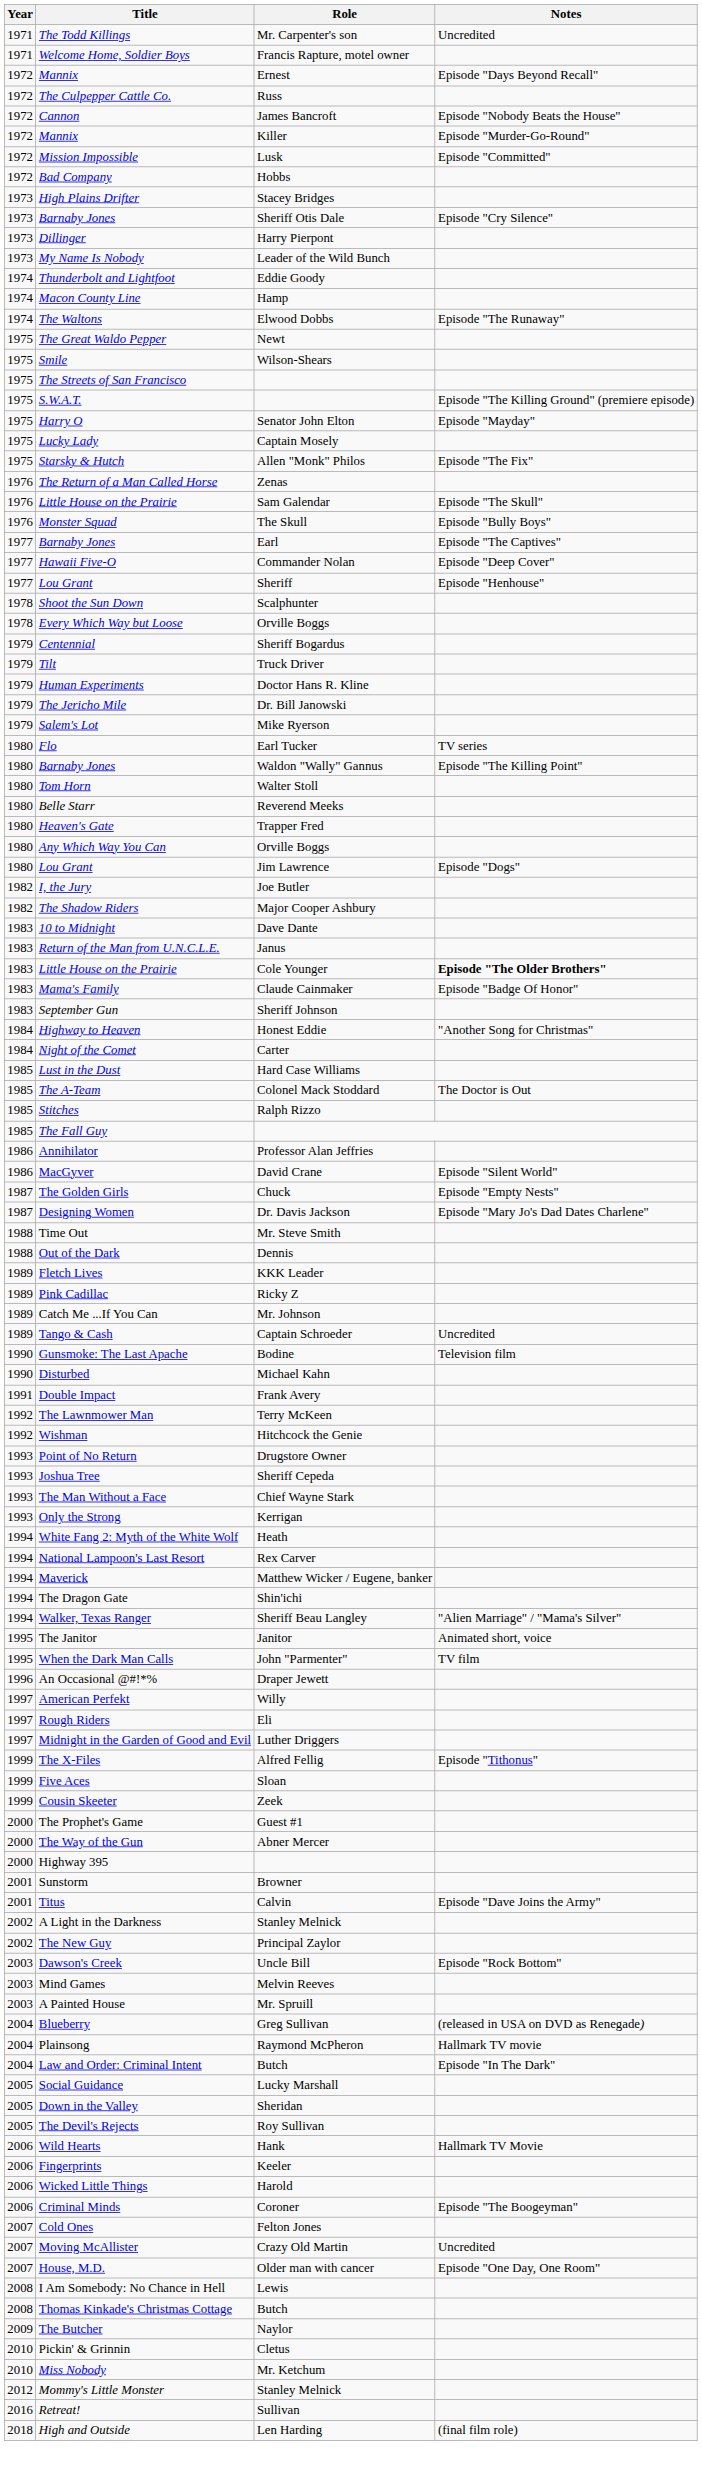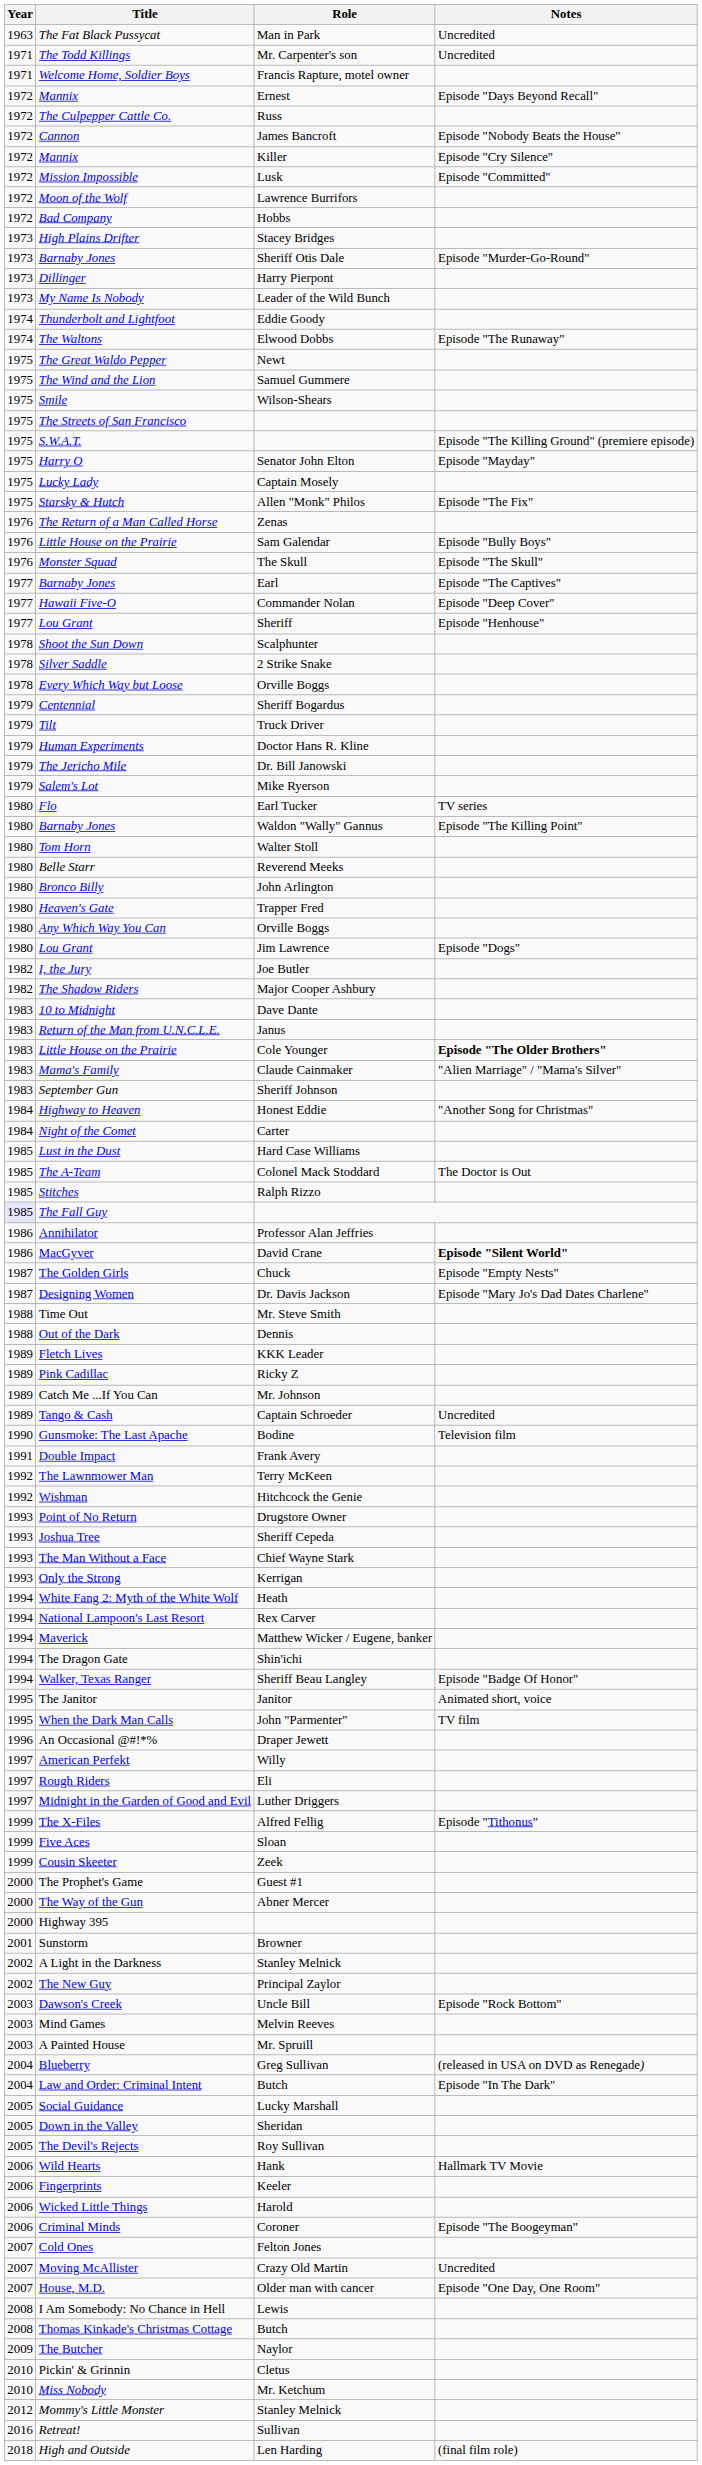+ row: (99, 34)
(514, 136) Episode "Murder-Go-Round" -> (496, 156) Episode "Cry Silence"
+ row: (83, 197)
(496, 217) Episode "Cry Silence" -> (514, 258) Episode "Murder-Go-Round"
- row: (90, 298)
+ row: (97, 380)
(491, 501) Episode "The Skull" -> (495, 542) Episode "Bully Boys"
(495, 522) Episode "Bully Boys" -> (491, 562) Episode "The Skull"
+ row: (73, 664)
+ row: (71, 887)
(508, 989) Episode "Badge Of Honor" -> (530, 1070) "Alien Marriage" / "Mama's Silver"
(20, 1131) no background -> (20, 1212) lavender background
(498, 1171) normal -> (503, 1252) bold
- row: (64, 1374)
(530, 1618) "Alien Marriage" / "Mama's Silver" -> (508, 1679) Episode "Badge Of Honor"
- row: (52, 1902)
- row: (64, 2044)
